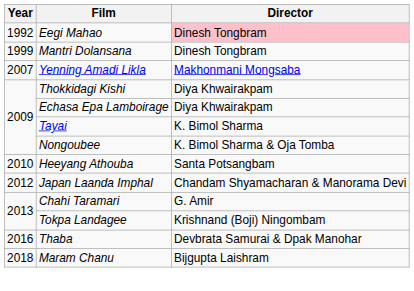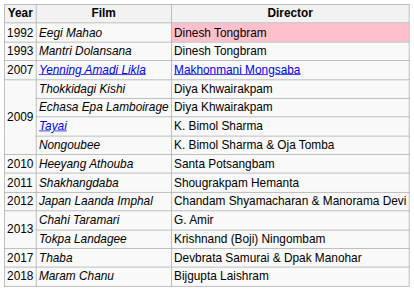(20, 51) 1999 -> (20, 51) 1993
+ row: (79, 182)
(20, 239) 2016 -> (20, 257) 2017
